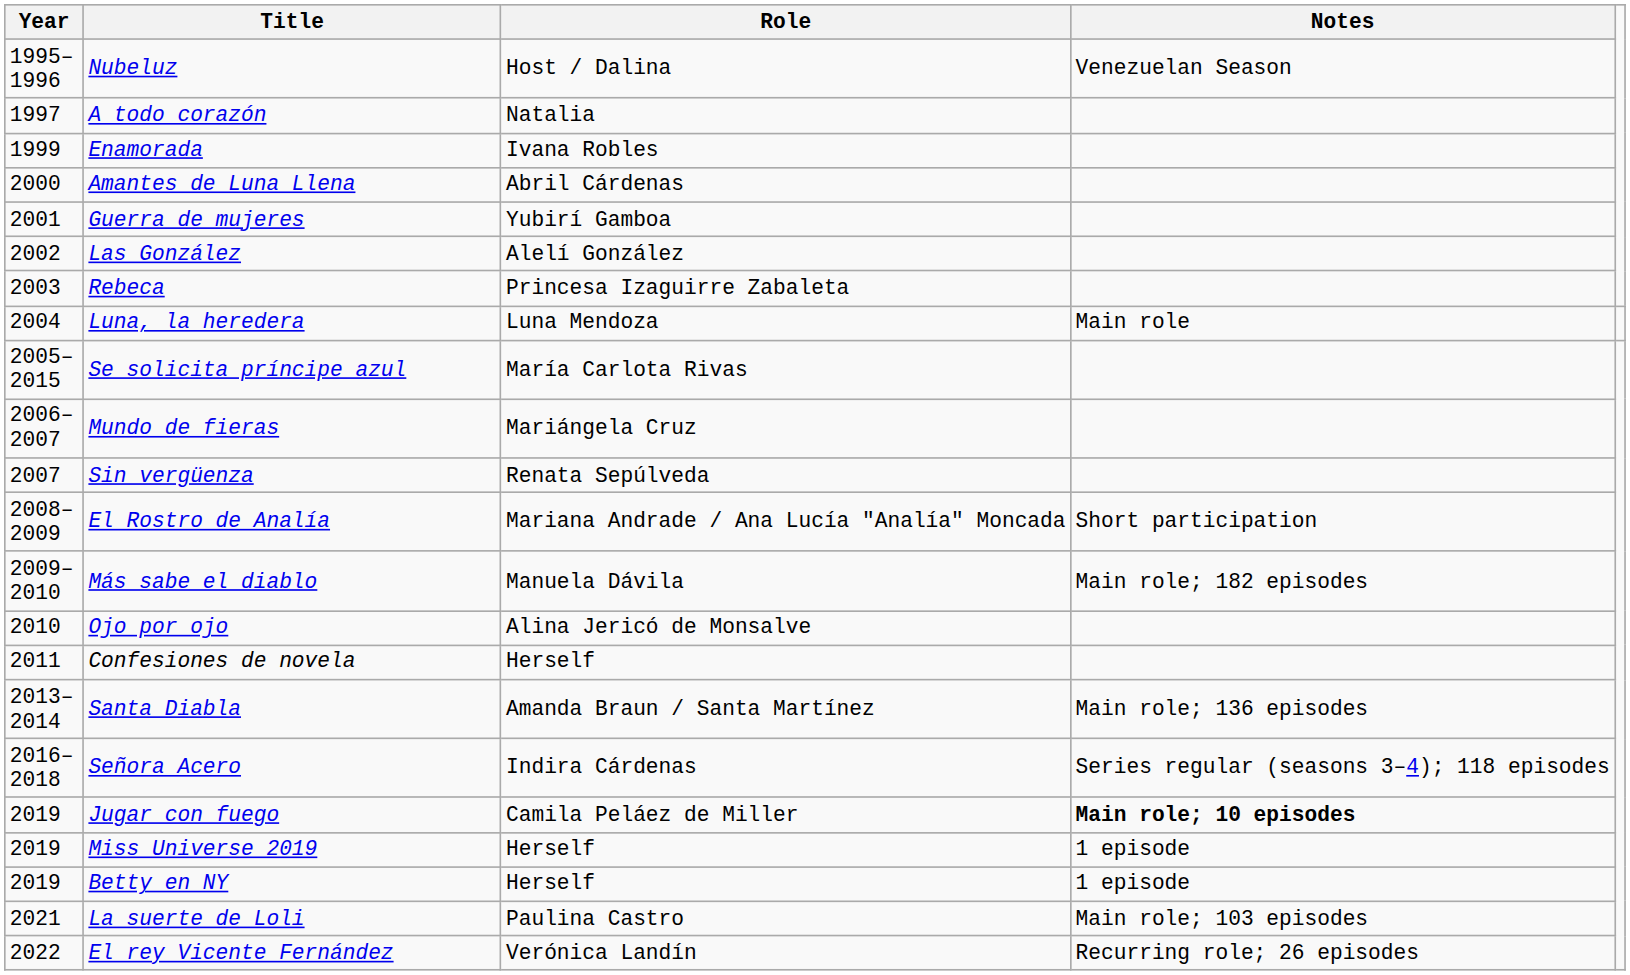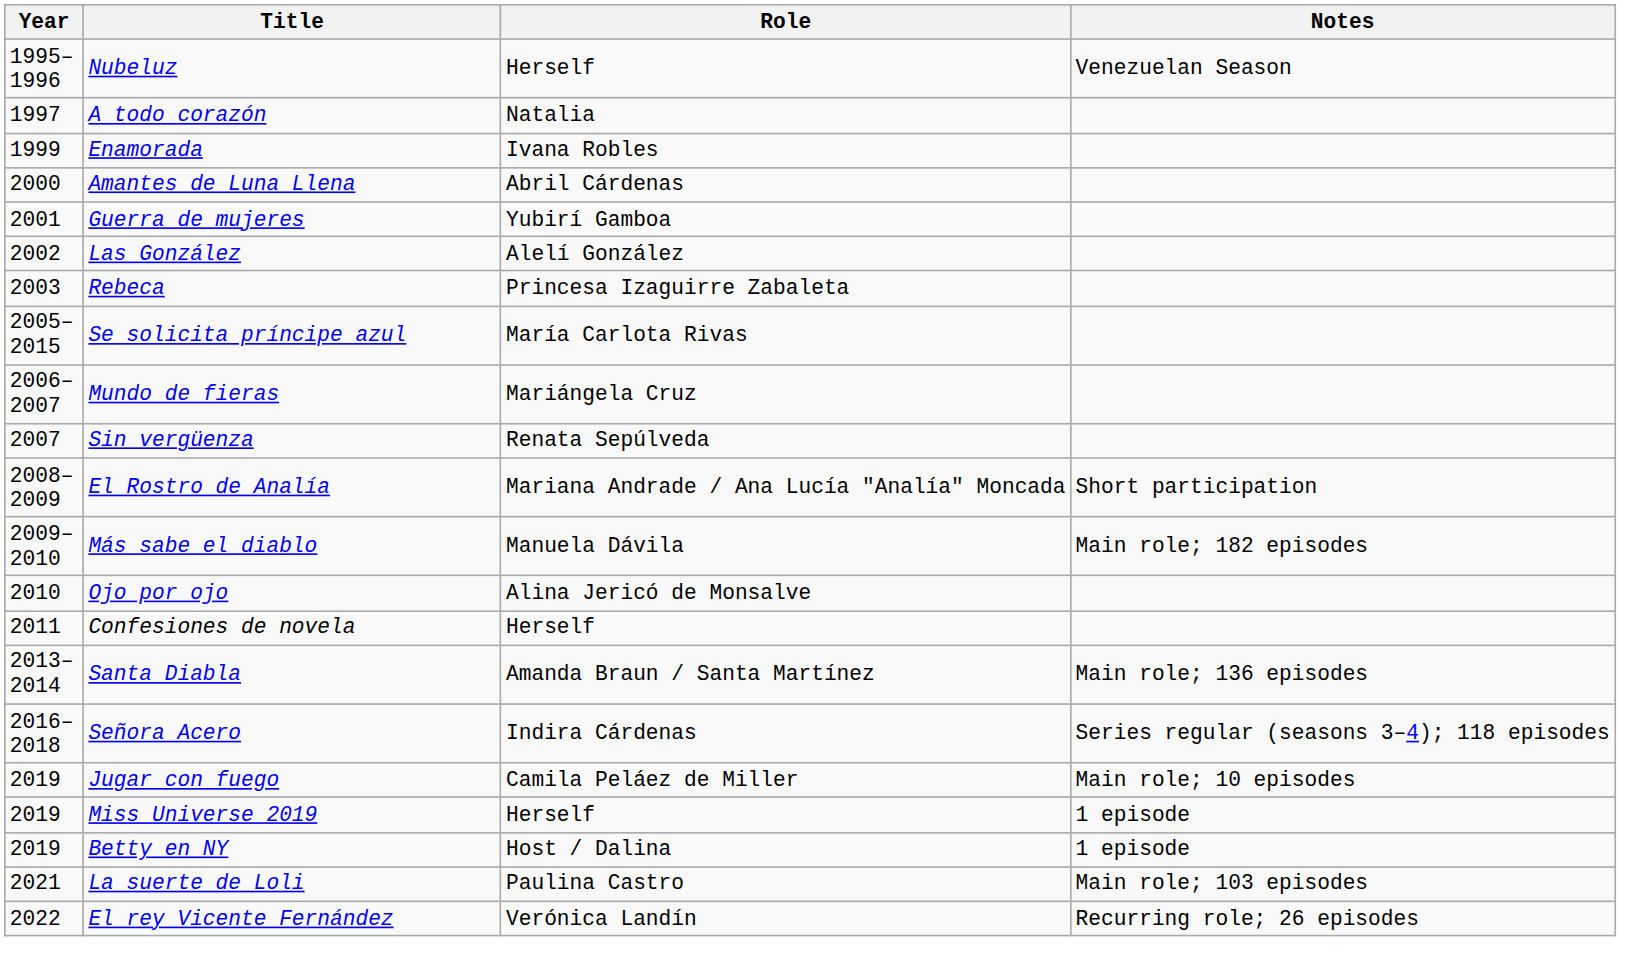(589, 69) Host / Dalina -> (550, 69) Herself
- row: (196, 323)
(1215, 815) bold -> (1215, 780) normal
(550, 884) Herself -> (589, 849) Host / Dalina
